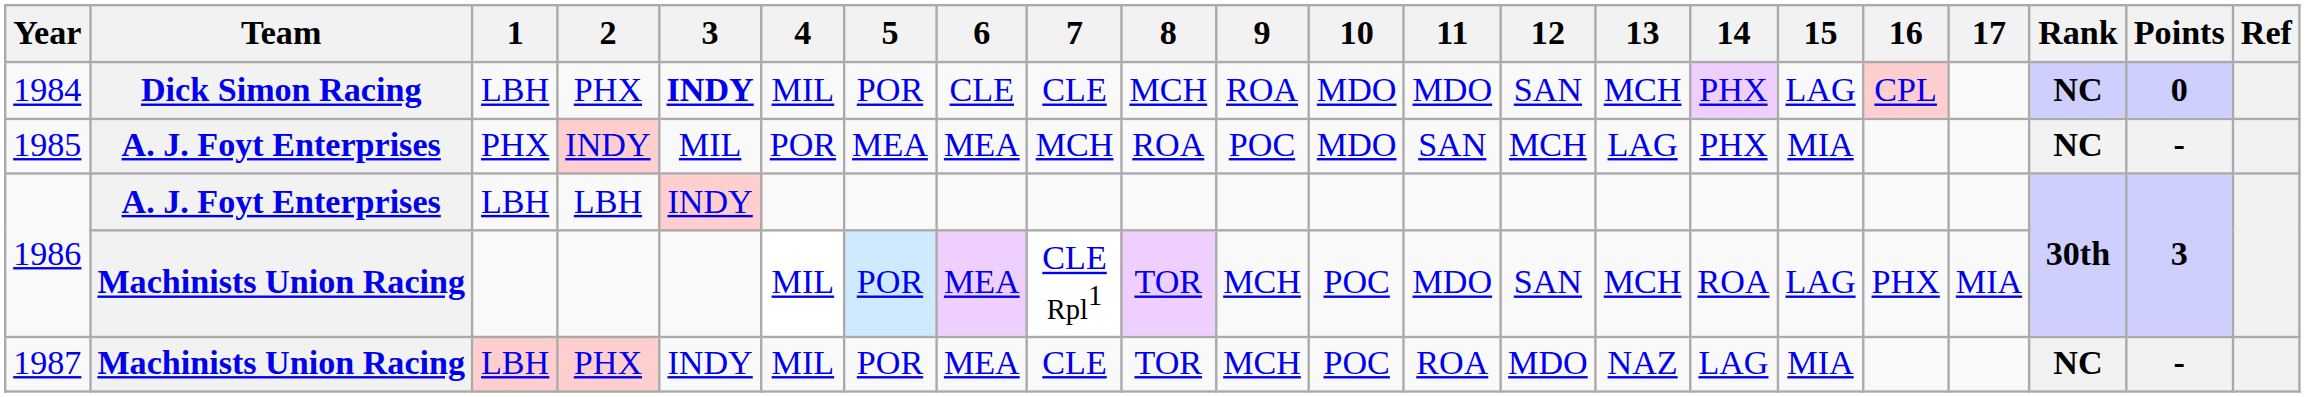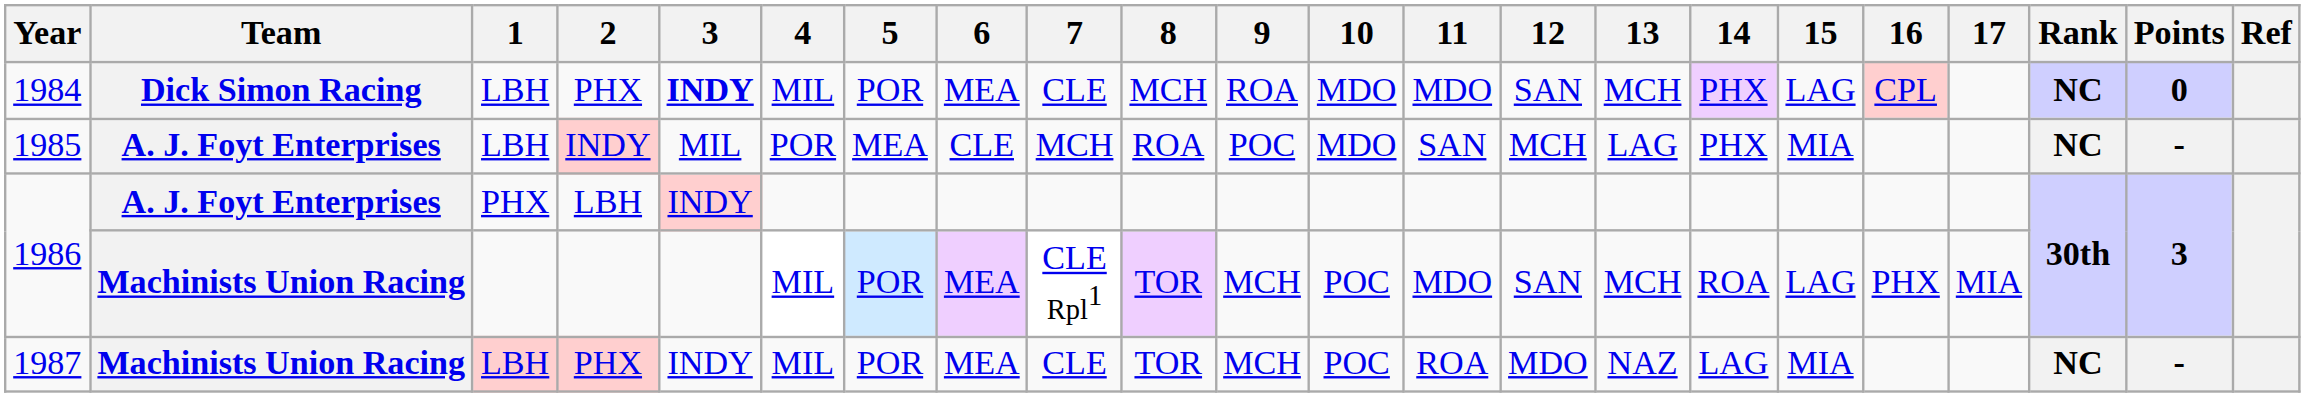(982, 89) CLE -> (982, 89) MEA
(515, 145) PHX -> (515, 145) LBH
(982, 145) MEA -> (982, 145) CLE
(515, 201) LBH -> (515, 201) PHX
